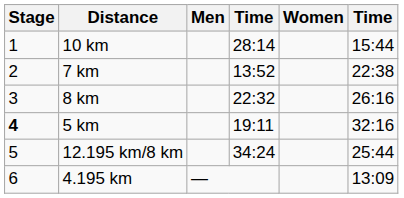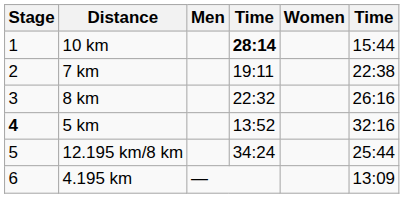(254, 44) normal -> (254, 44) bold
(254, 71) 13:52 -> (253, 71) 19:11
(253, 125) 19:11 -> (254, 125) 13:52
